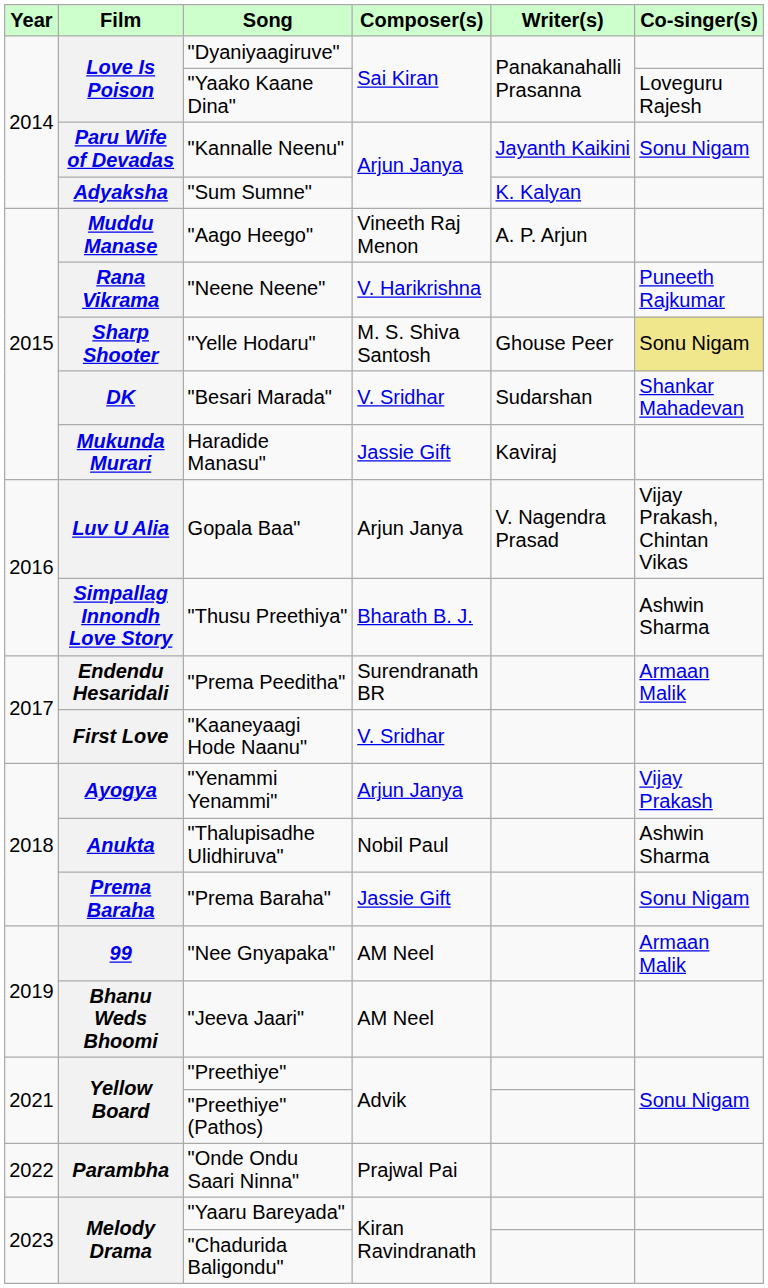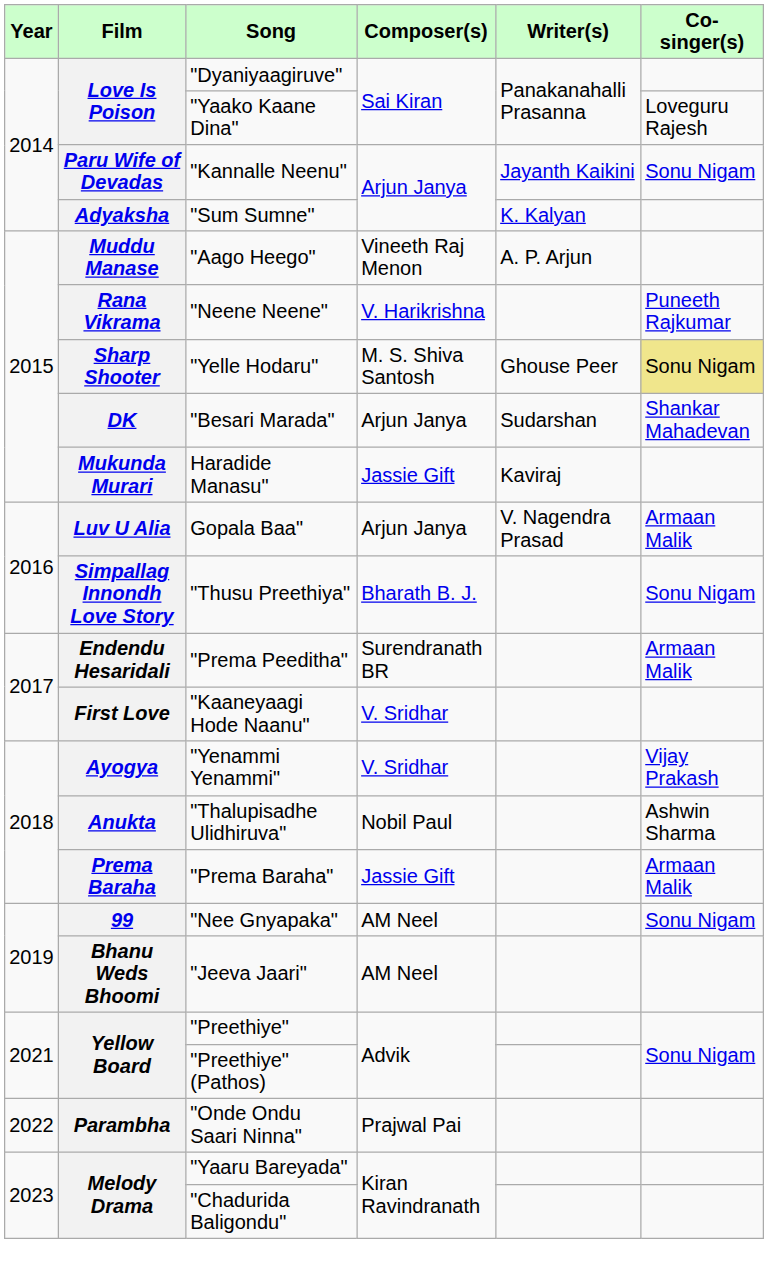(401, 397) V. Sridhar -> (414, 420) Arjun Janya
(679, 528) Vijay Prakash, Chintan Vikas -> (680, 528) Armaan Malik
(674, 616) Ashwin Sharma -> (700, 594) Sonu Nigam
(410, 790) Arjun Janya -> (405, 768) V. Sridhar
(694, 899) Sonu Nigam -> (680, 876) Armaan Malik
(674, 953) Armaan Malik -> (700, 919) Sonu Nigam
